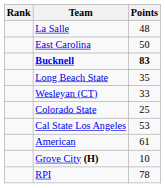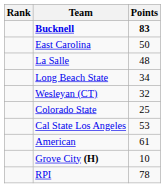rows swapped: (55, 61) <-> (52, 28)
(144, 77) 35 -> (144, 77) 34
(144, 93) 33 -> (144, 93) 32
